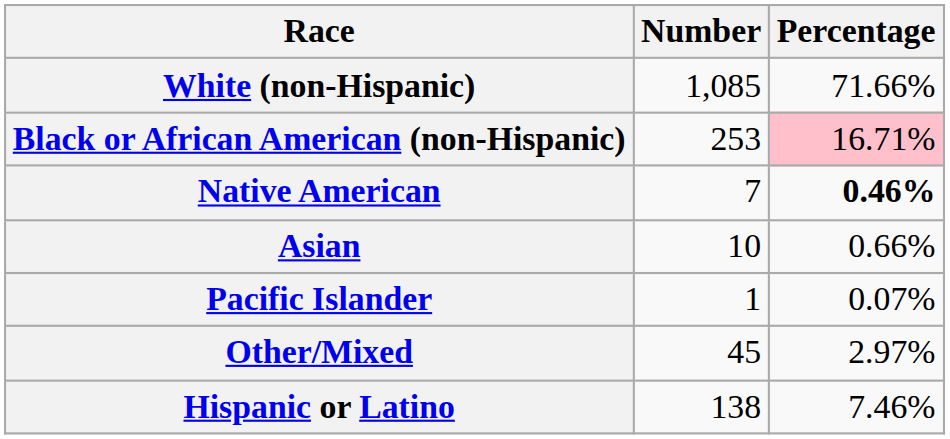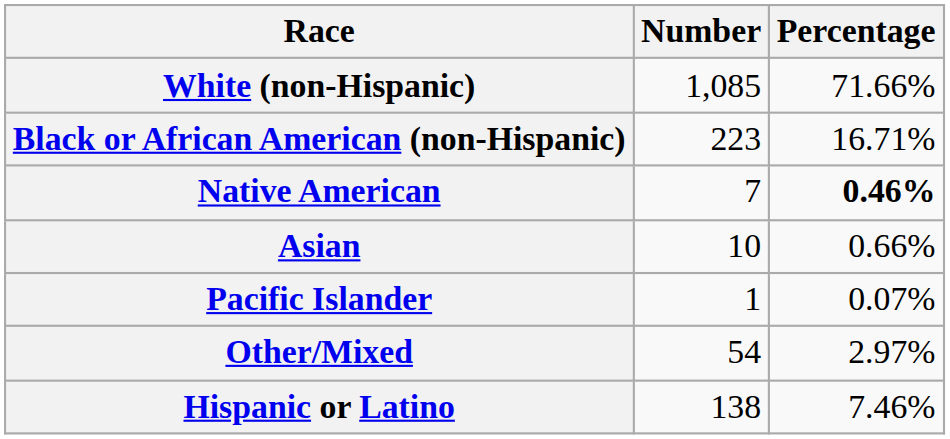(736, 138) 253 -> (736, 138) 223
(883, 138) pink background -> (883, 138) no background
(744, 352) 45 -> (744, 352) 54
